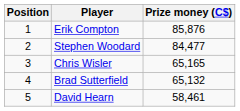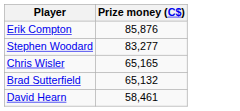- column: (28, 13)
(189, 47) 84,477 -> (141, 47) 83,277
